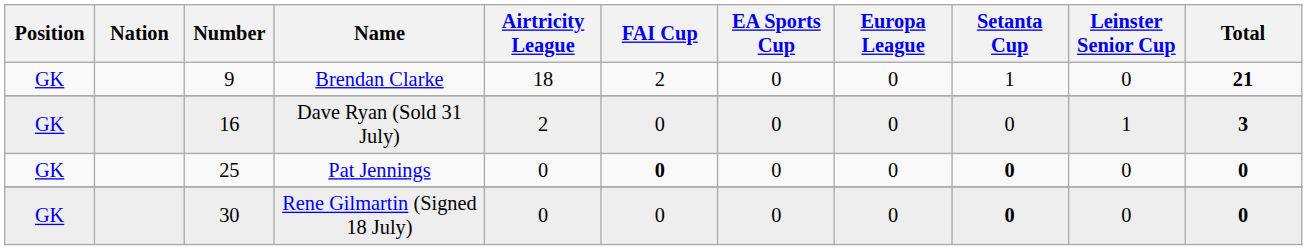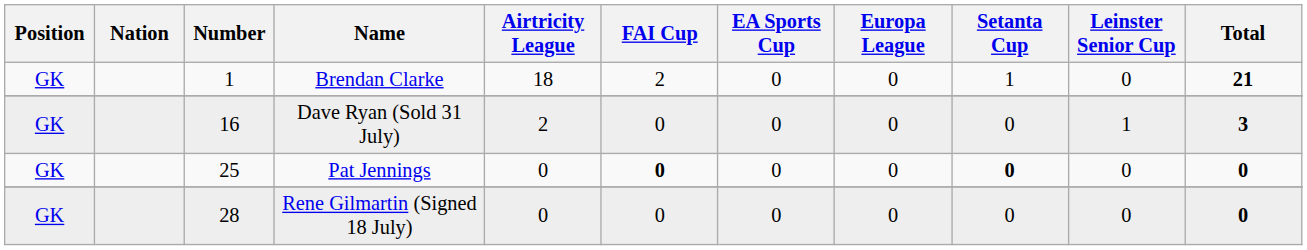(229, 79) 9 -> (229, 79) 1
(229, 216) 30 -> (229, 216) 28
(1010, 216) bold -> (1010, 216) normal
